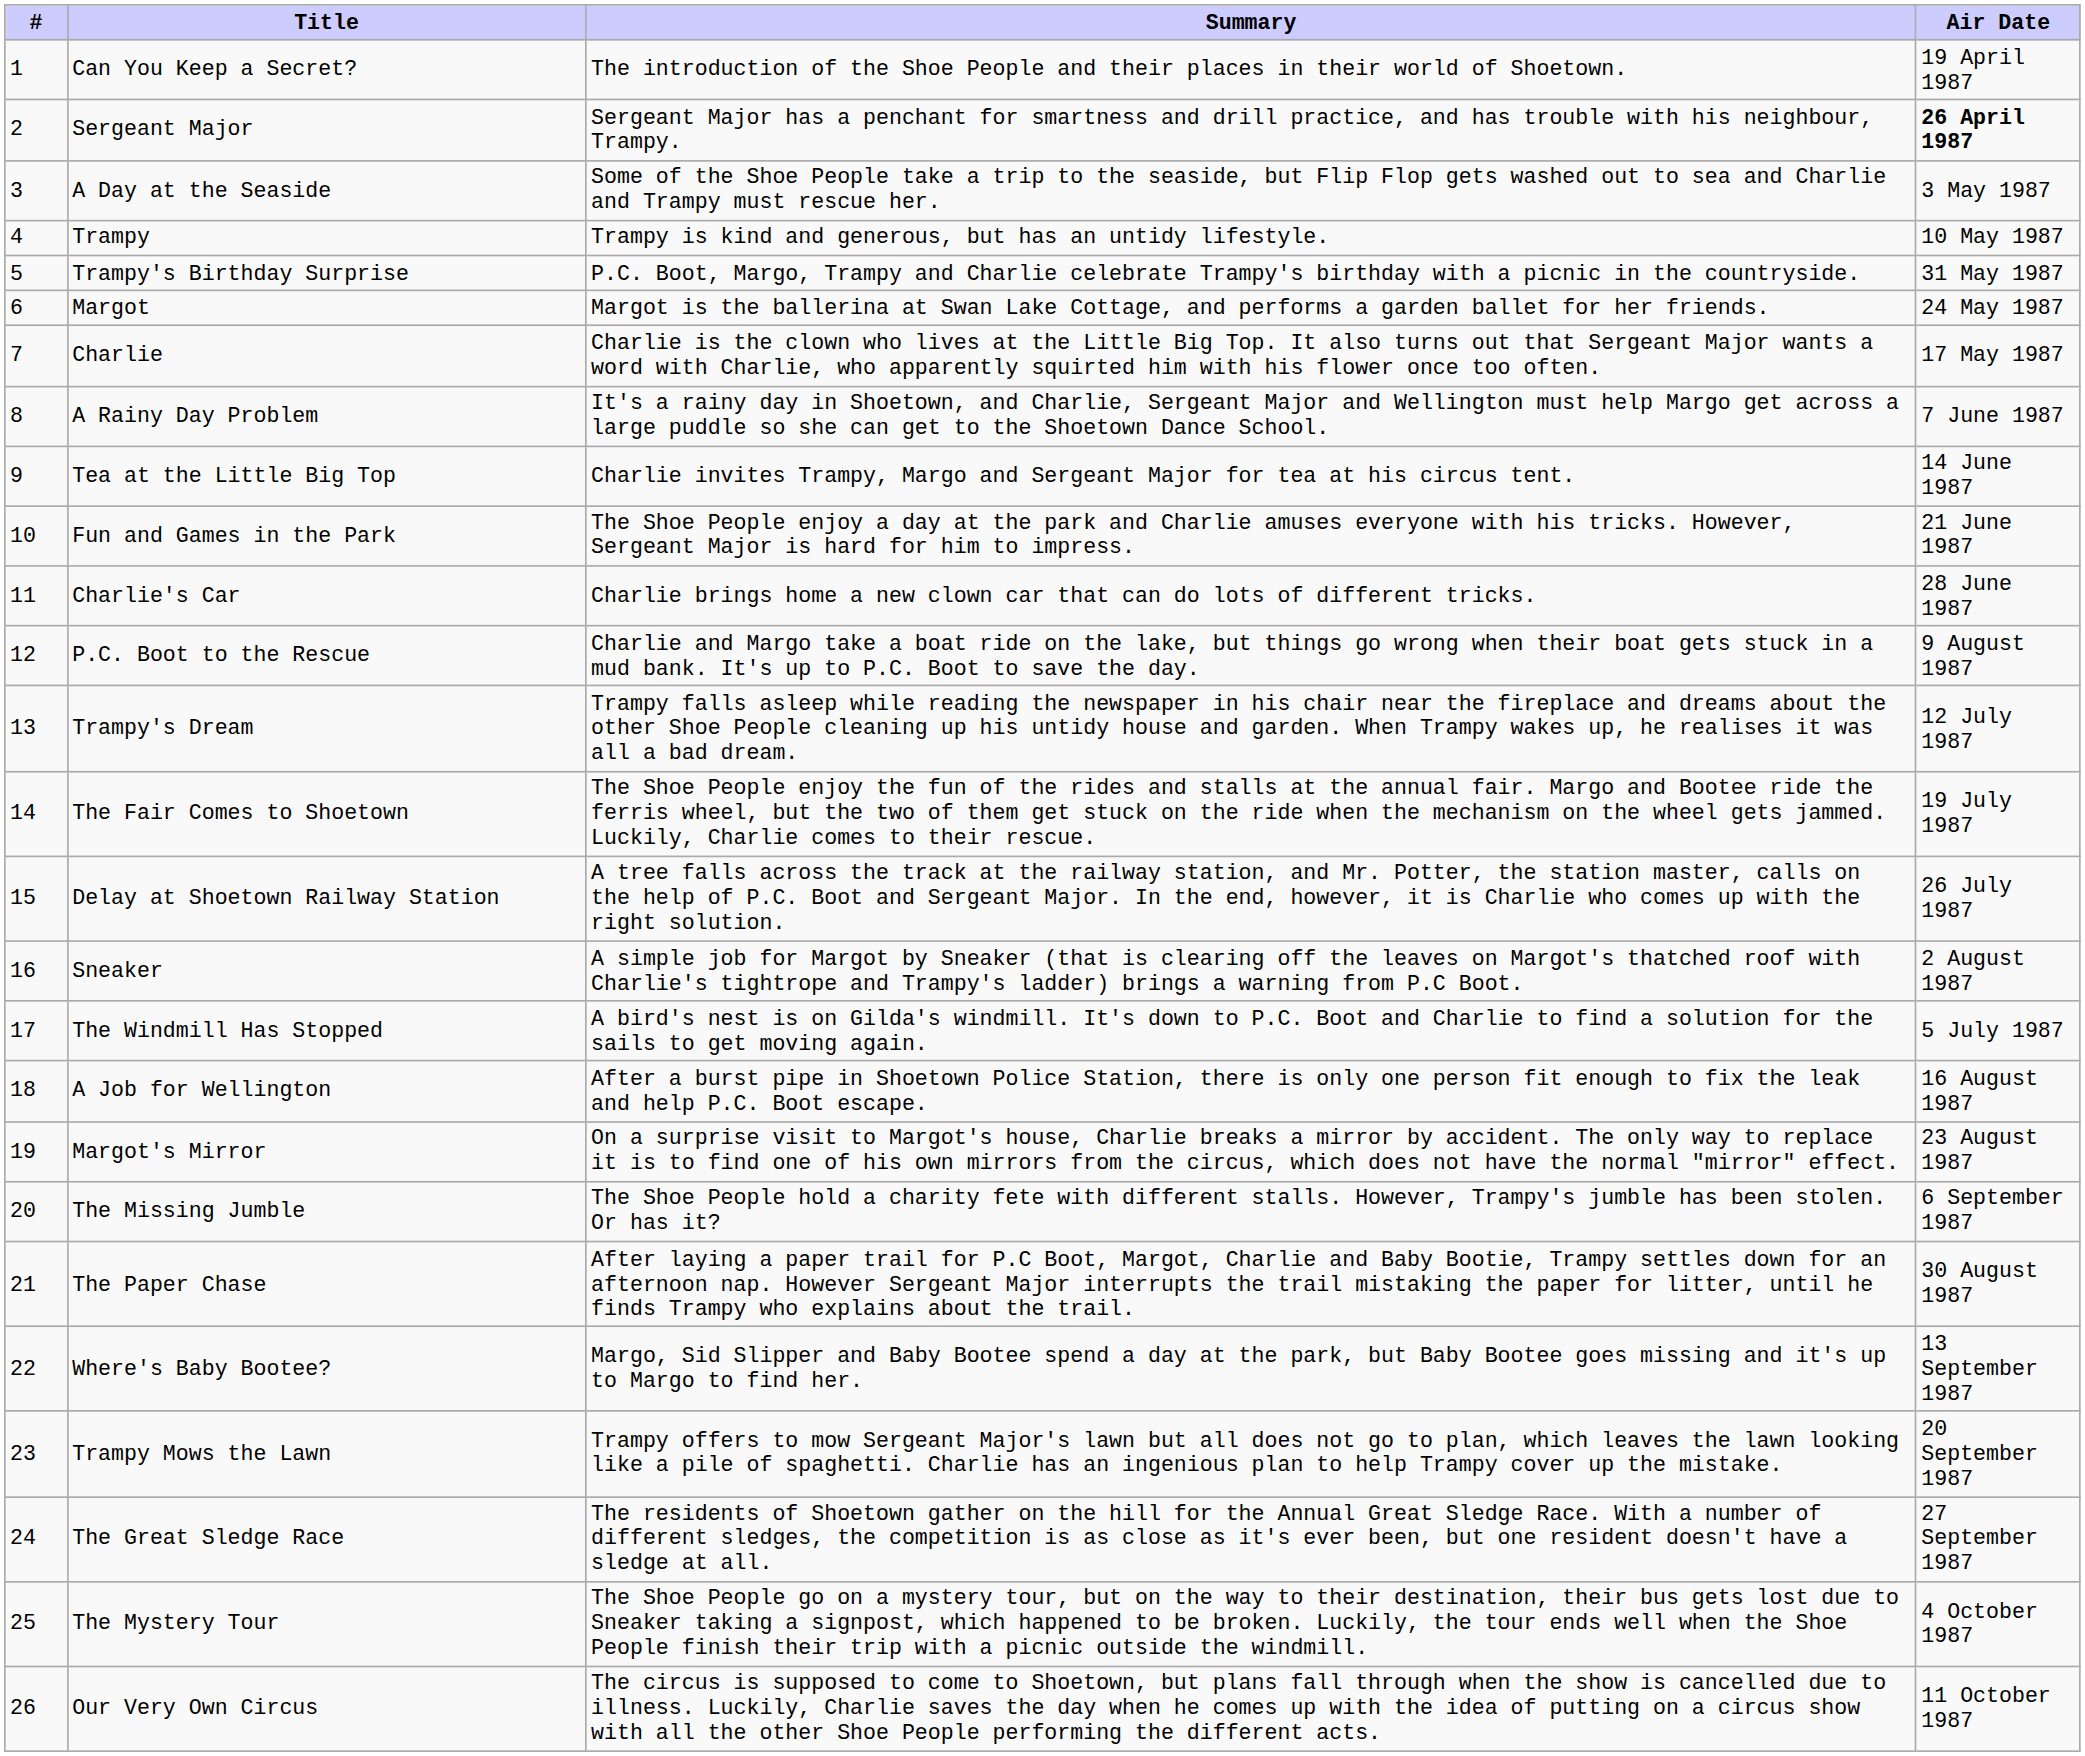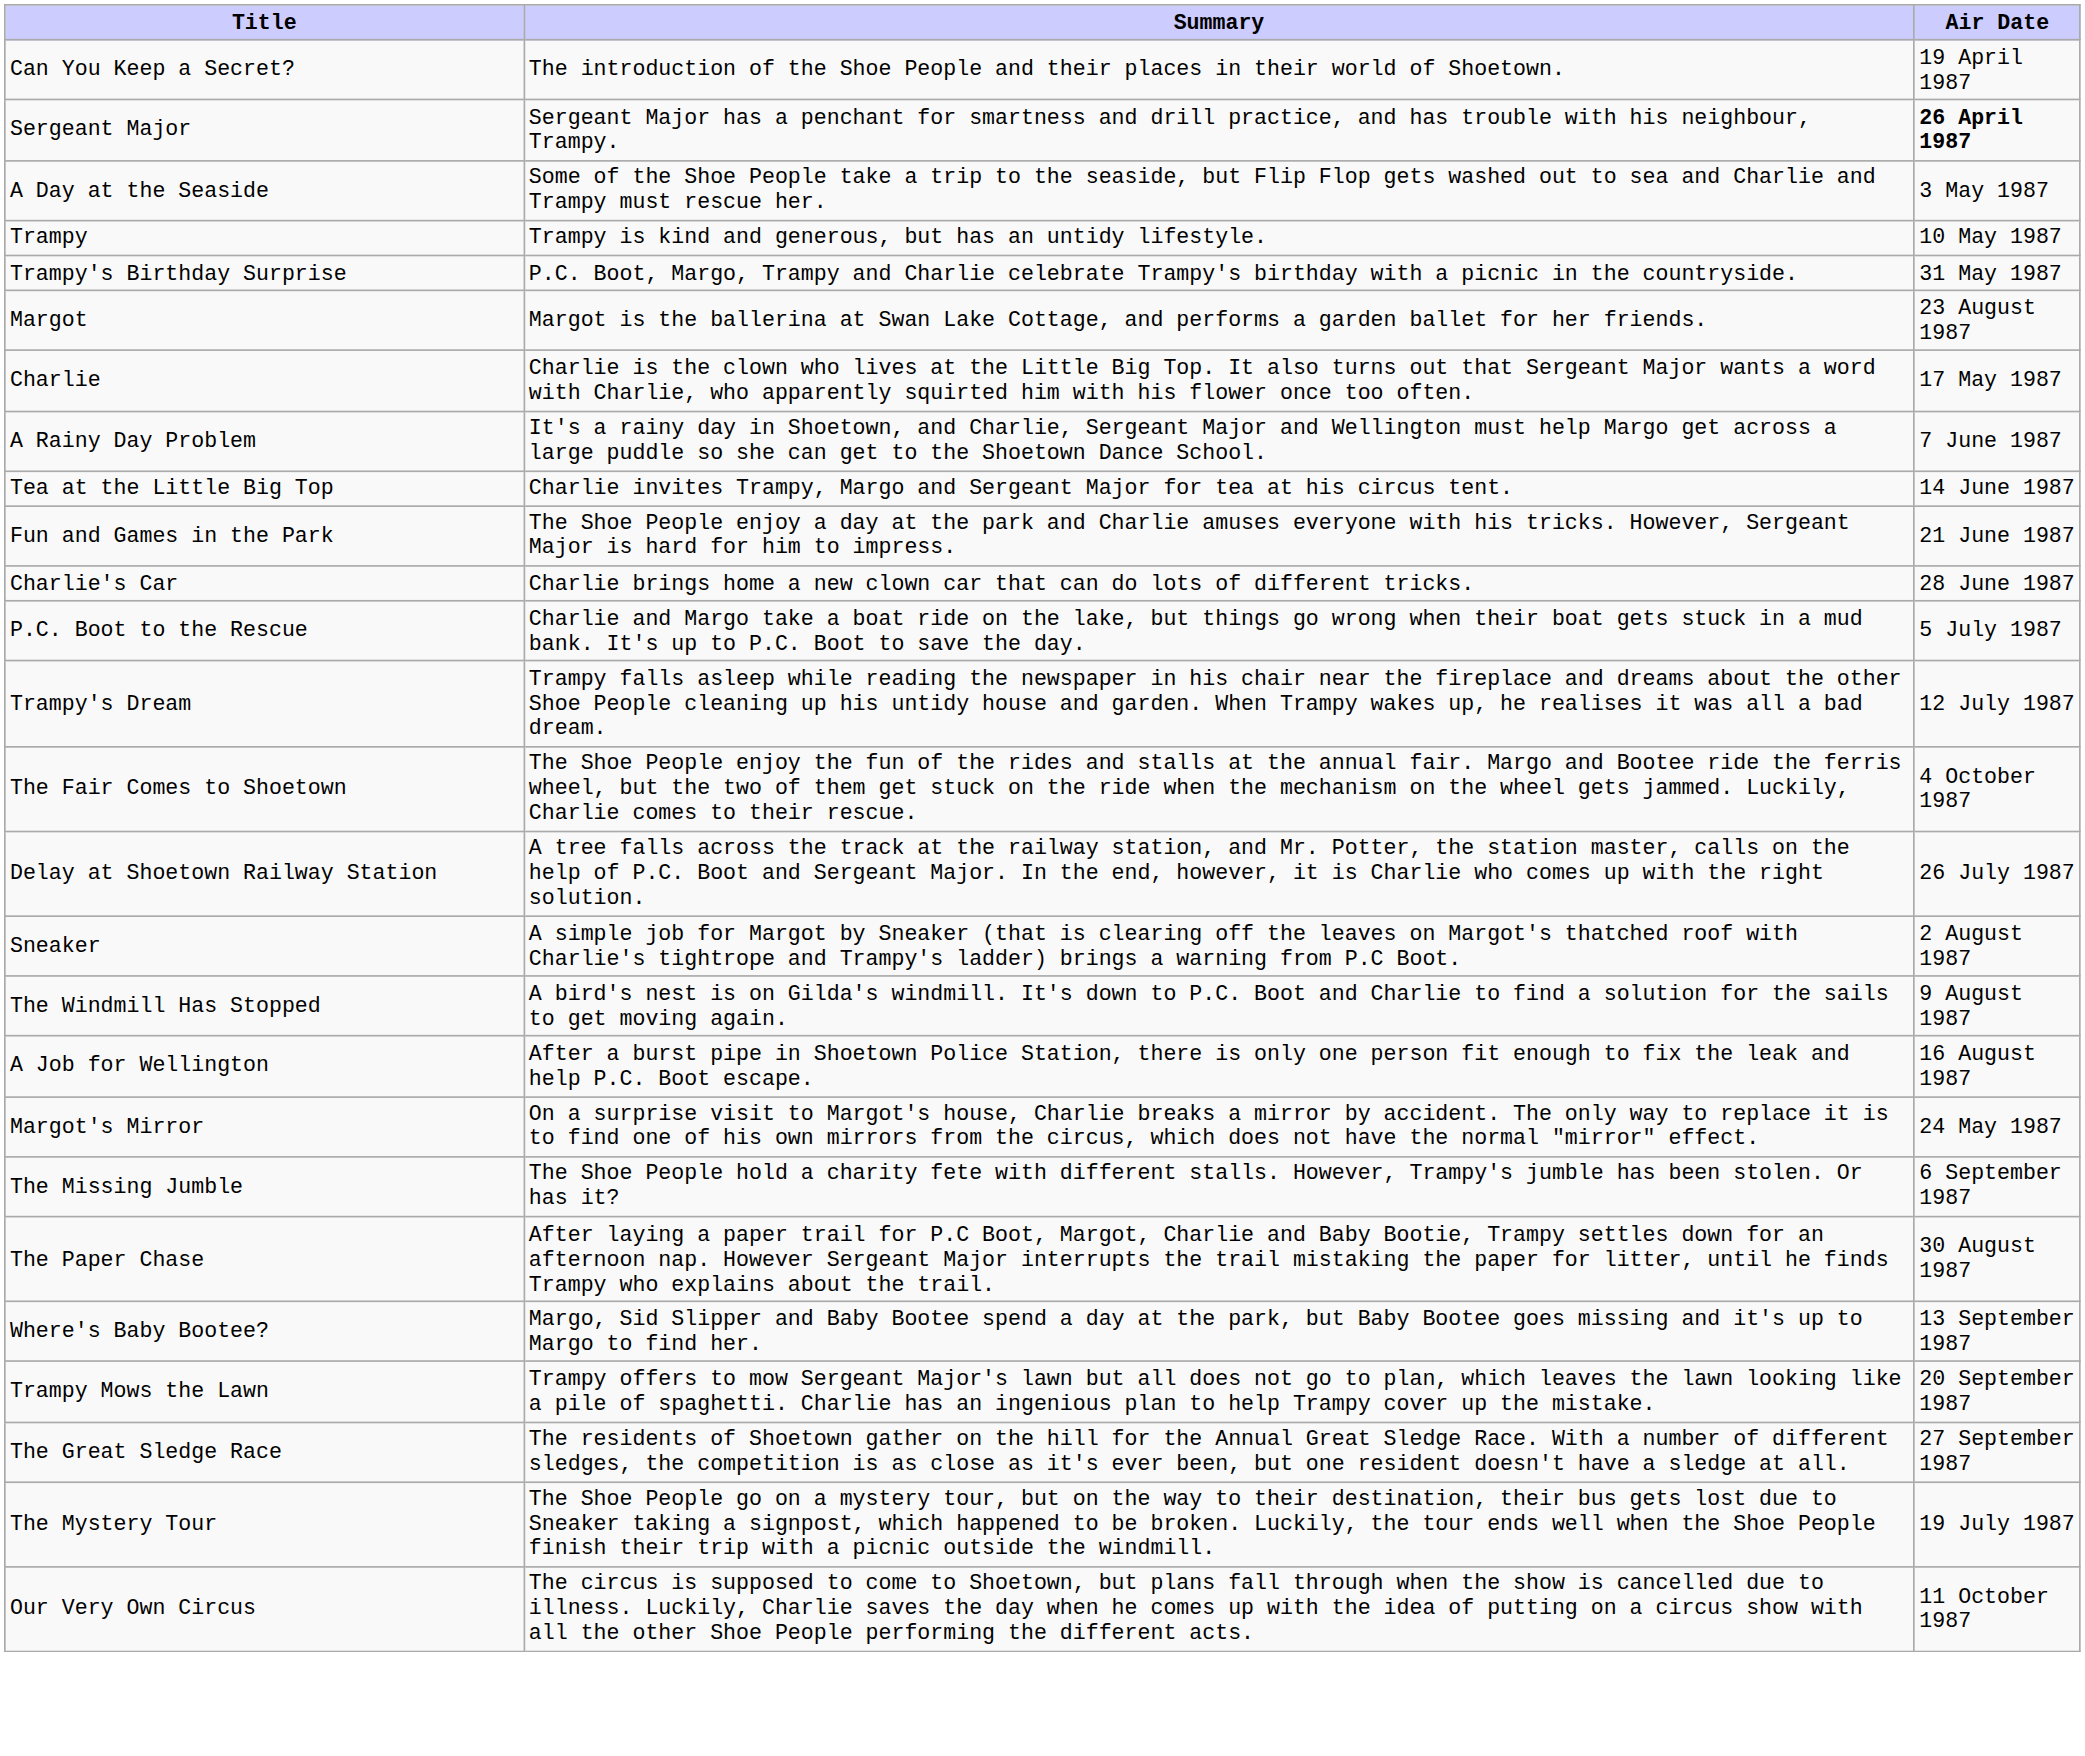- column: (36, 22)
(1993, 308) 24 May 1987 -> (1978, 321) 23 August 1987
(1973, 656) 9 August 1987 -> (1991, 631) 5 July 1987
(1967, 814) 19 July 1987 -> (1978, 789) 4 October 1987
(1993, 1031) 5 July 1987 -> (1971, 1006) 9 August 1987
(1980, 1151) 23 August 1987 -> (1991, 1126) 24 May 1987
(1980, 1624) 4 October 1987 -> (1997, 1524) 19 July 1987
